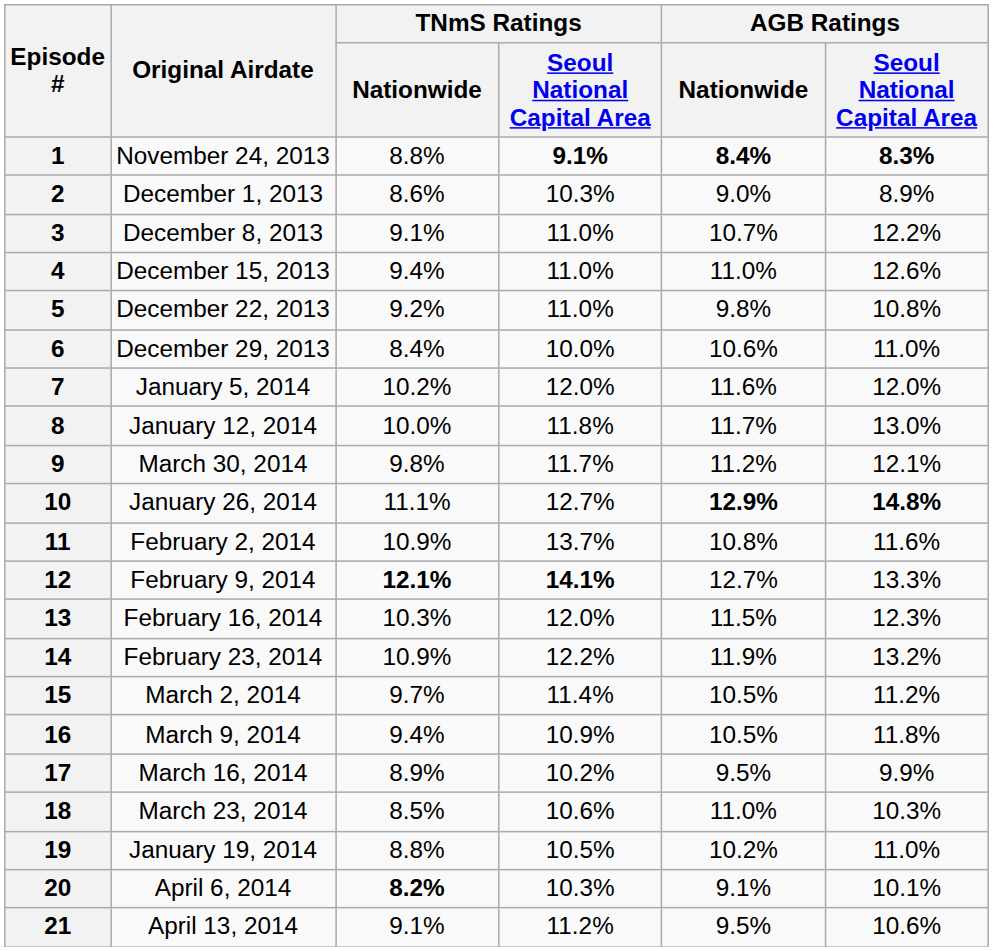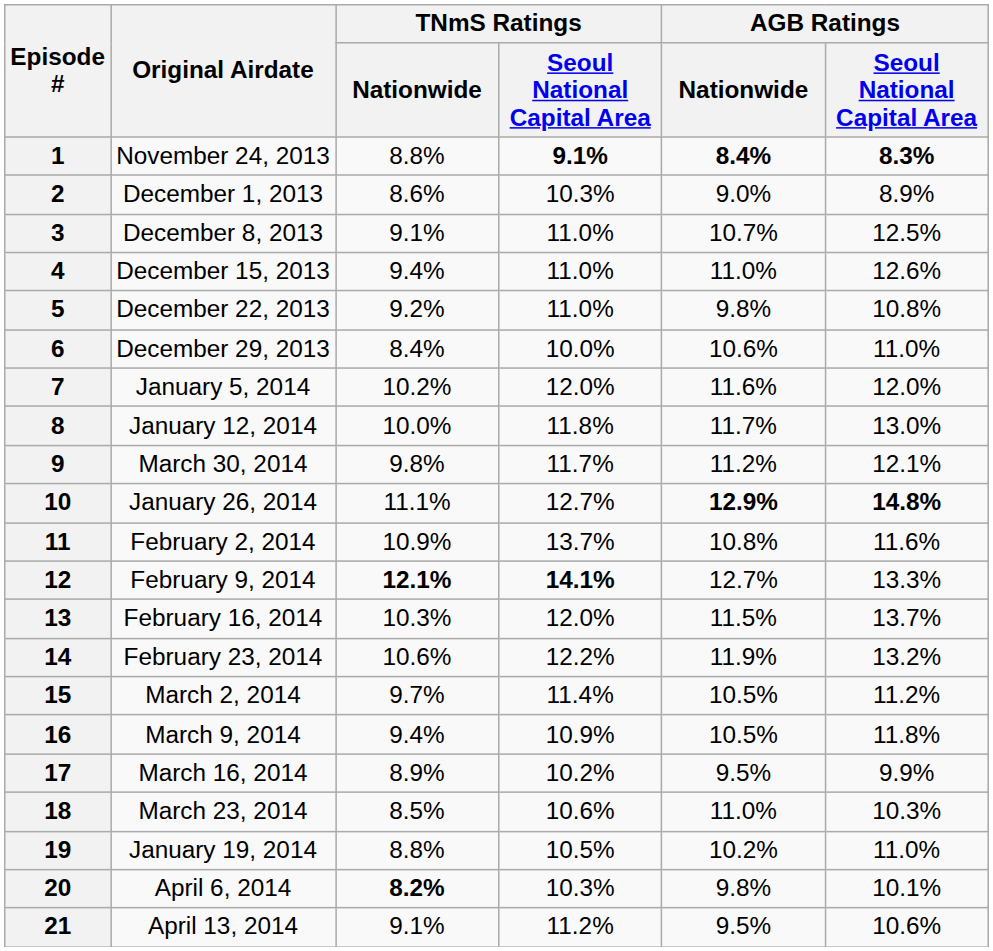(907, 232) 12.2% -> (907, 232) 12.5%
(907, 618) 12.3% -> (907, 618) 13.7%
(417, 657) 10.9% -> (417, 657) 10.6%
(743, 888) 9.1% -> (743, 888) 9.8%
